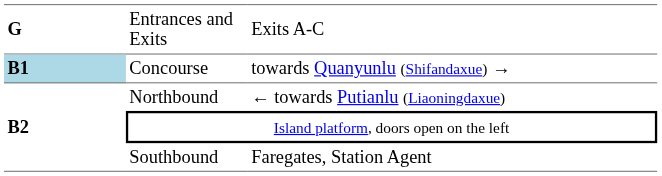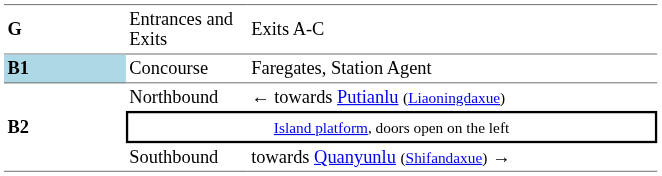(381, 68) towards Quanyunlu (Shifandaxue) → -> (341, 68) Faregates, Station Agent
(341, 156) Faregates, Station Agent -> (381, 156) towards Quanyunlu (Shifandaxue) →
